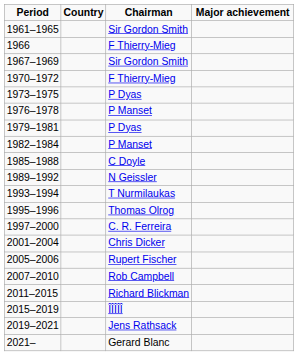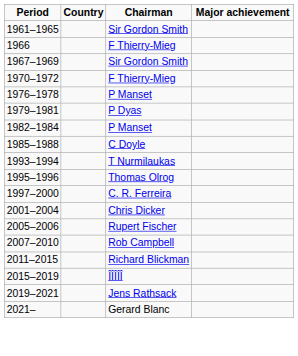- row: (33, 95)
- row: (33, 177)
